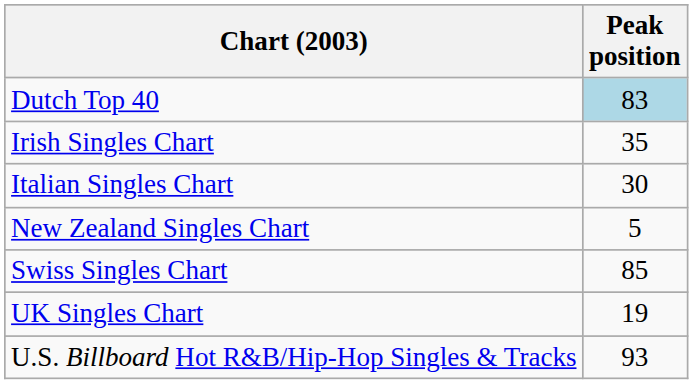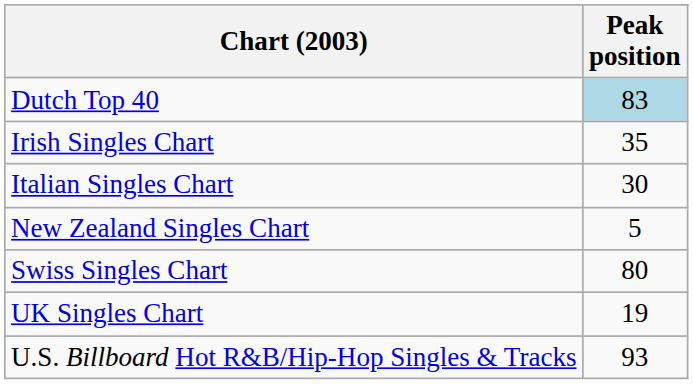(635, 270) 85 -> (635, 270) 80
